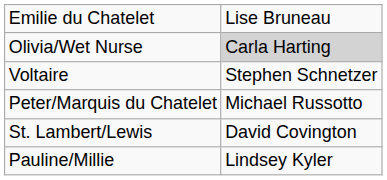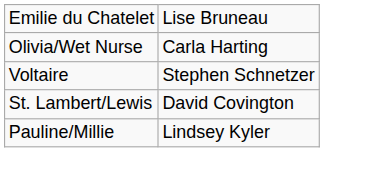(278, 47) lightgrey background -> (215, 47) no background
- row: (113, 103)
